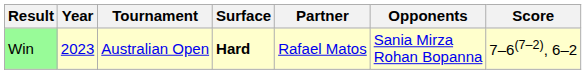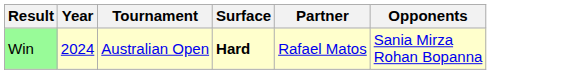- column: (533, 16)
(78, 48) 2023 -> (78, 48) 2024
